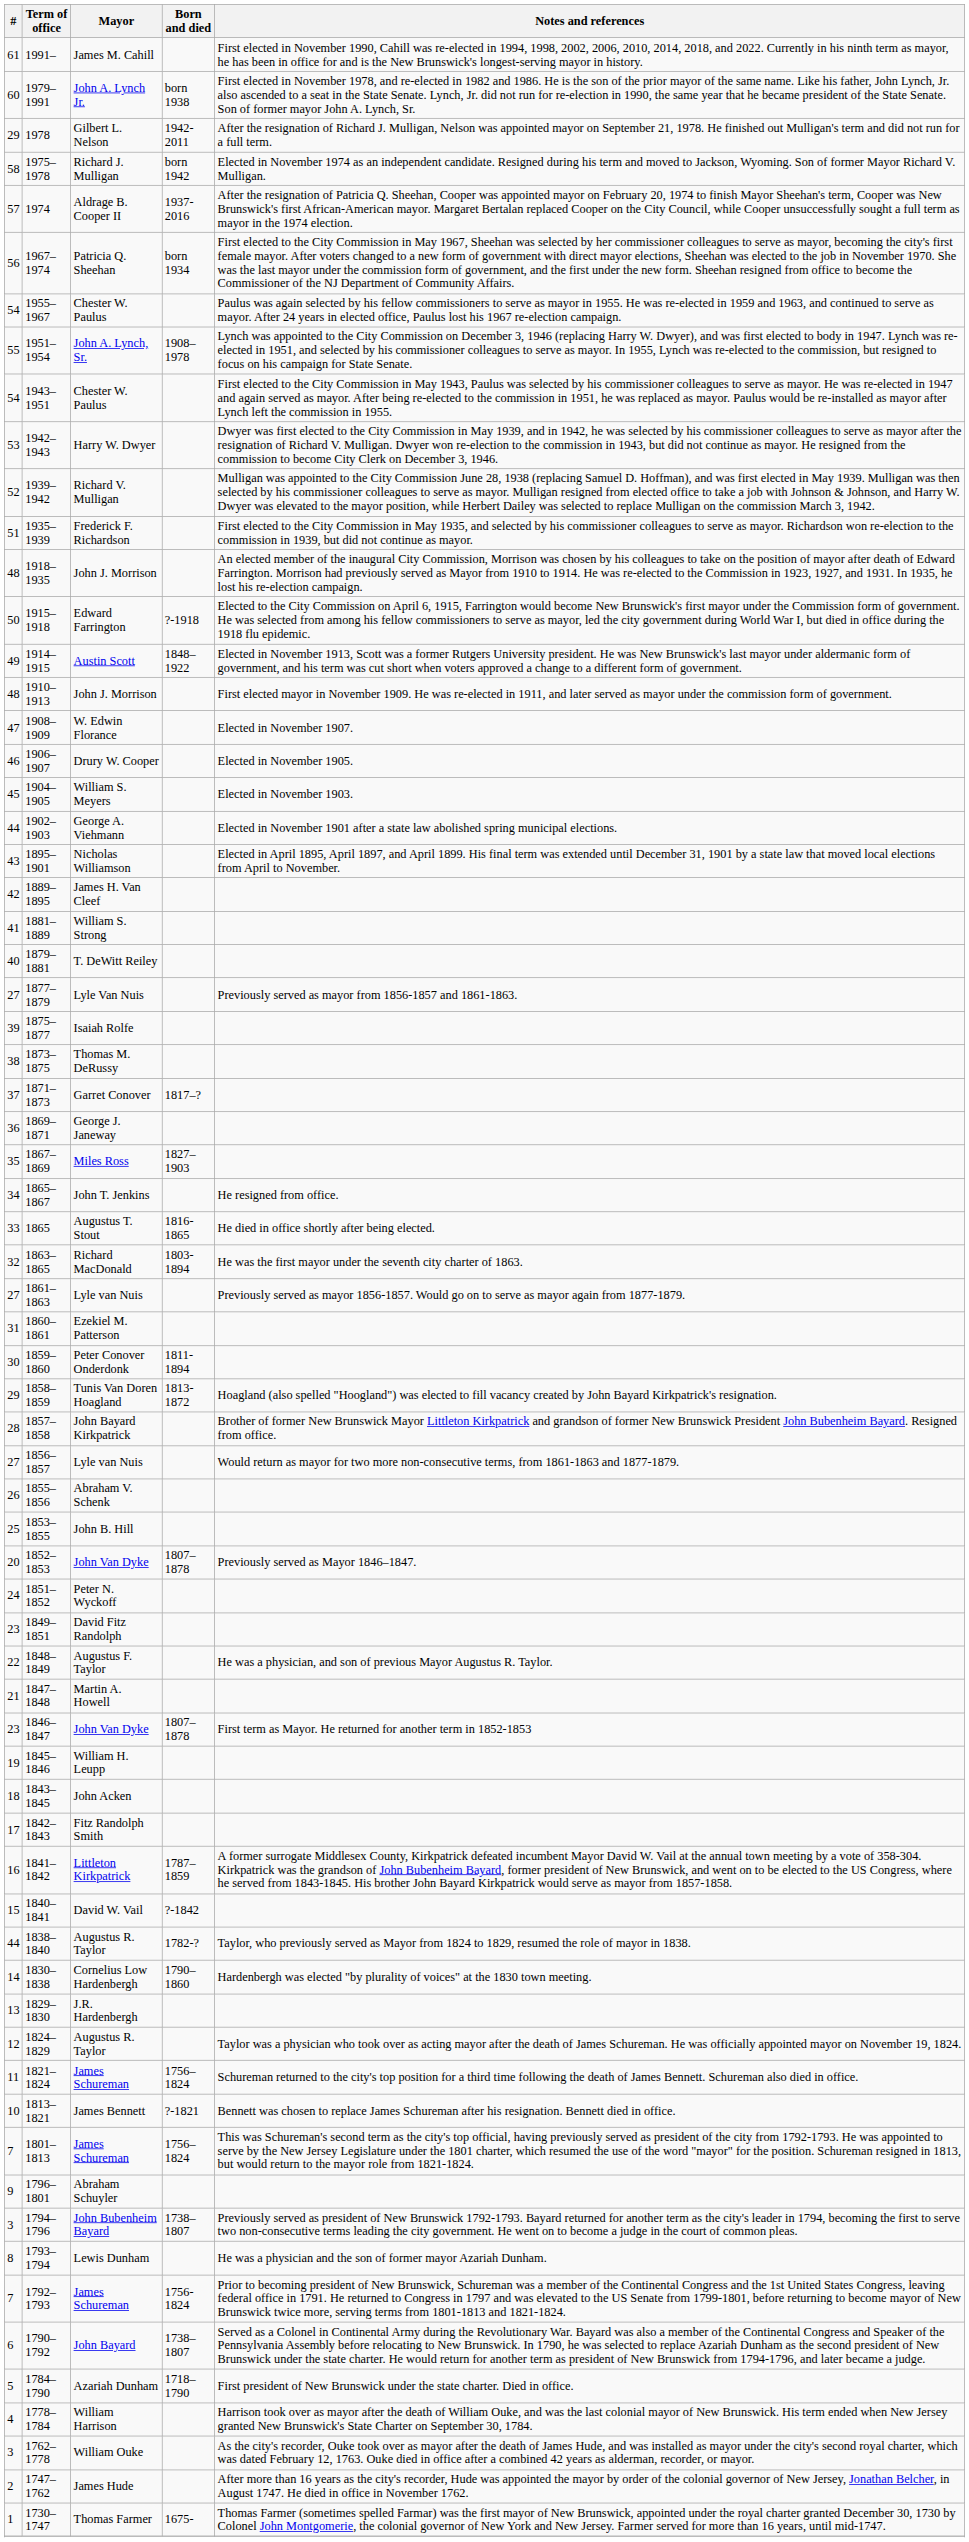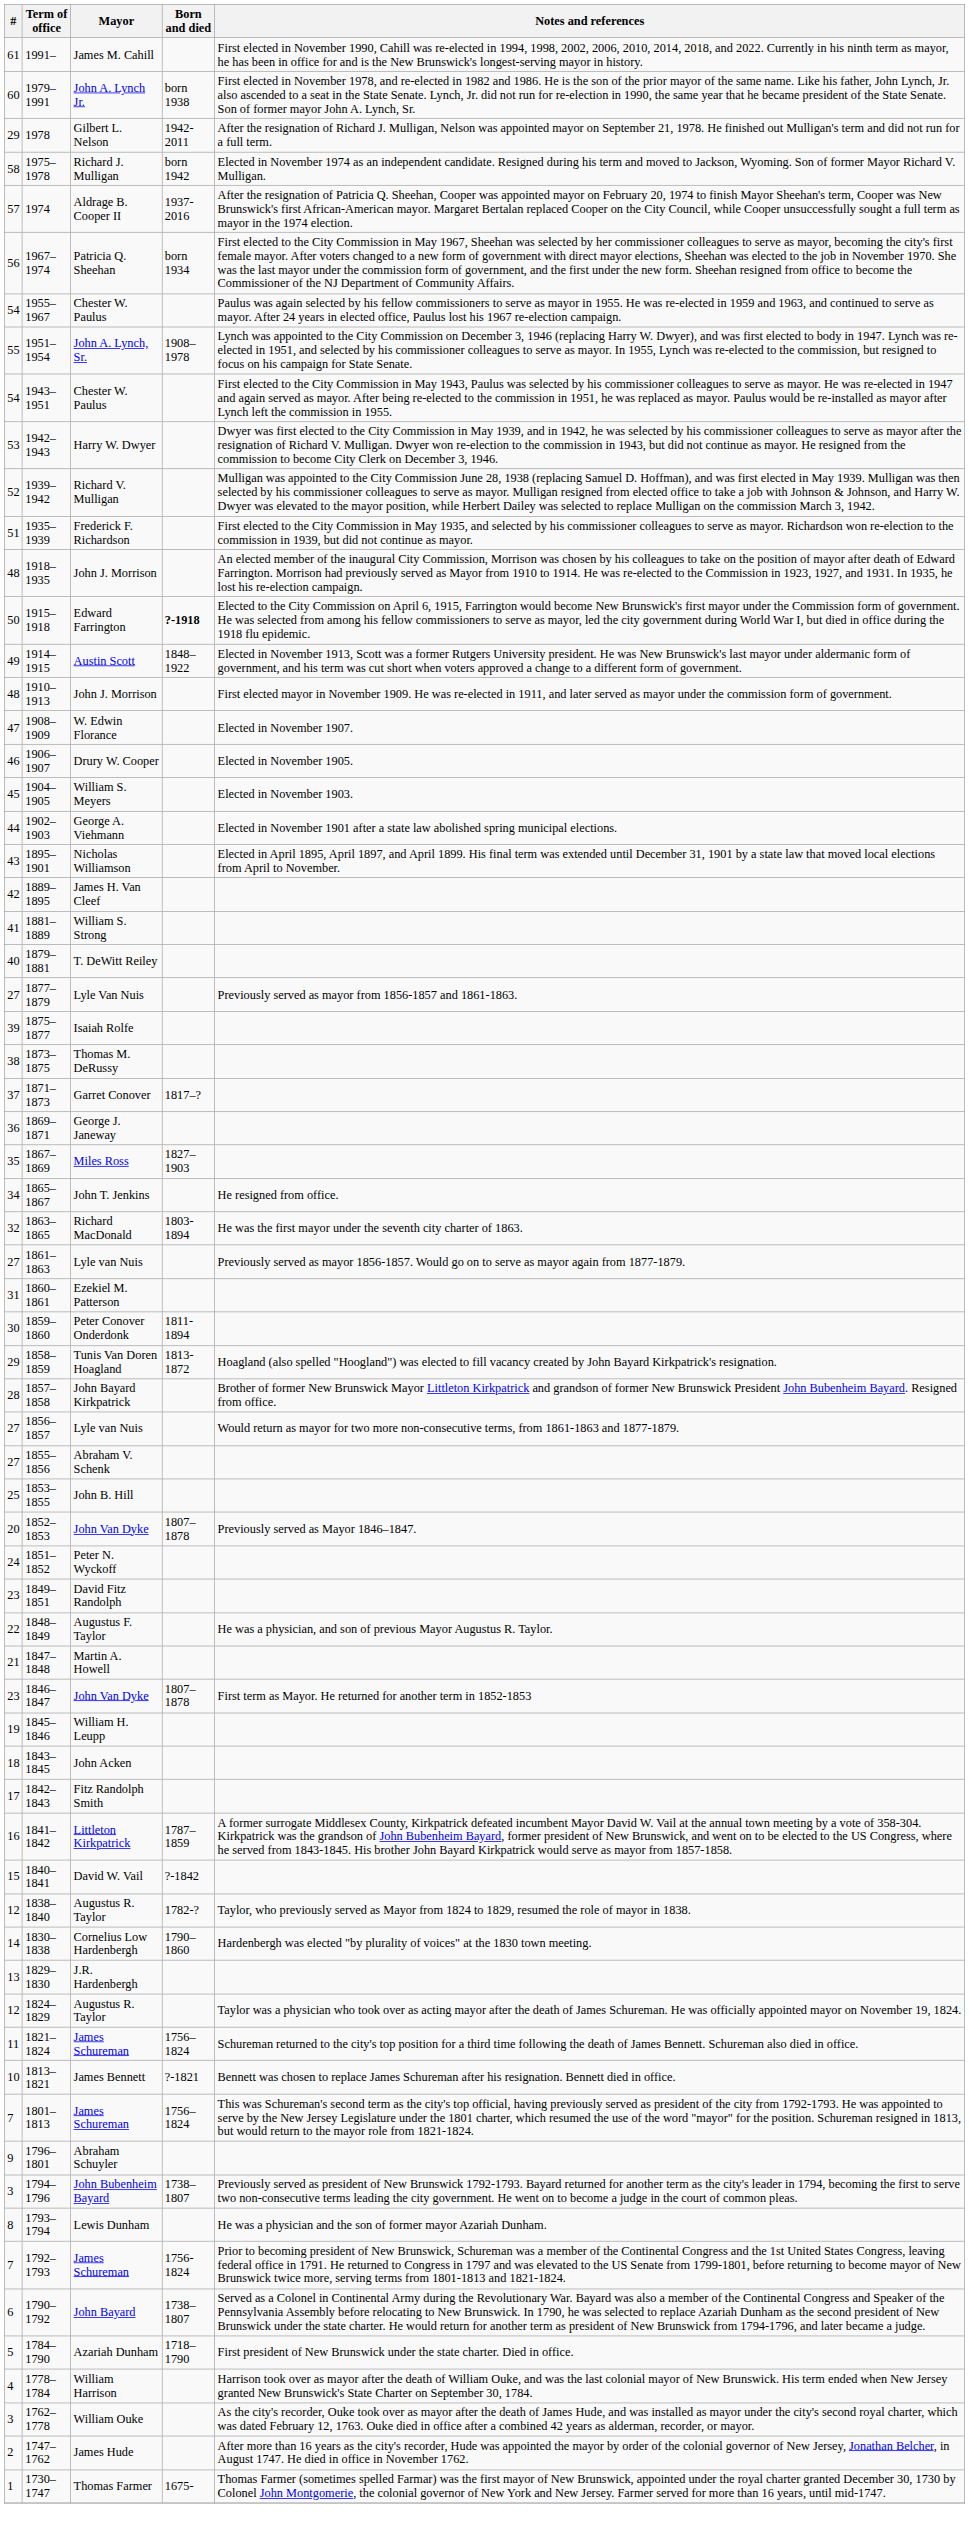(182, 620) normal -> (182, 620) bold
- row: (38, 1228)
(13, 1495) 26 -> (13, 1462) 27
(13, 1943) 44 -> (13, 1910) 12
